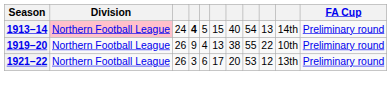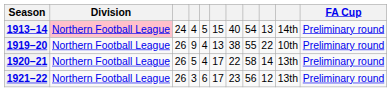(194, 29) bold -> (194, 29) normal
+ row: (27, 62)
(234, 62) 20 -> (234, 78) 23
(251, 62) 53 -> (251, 78) 56
